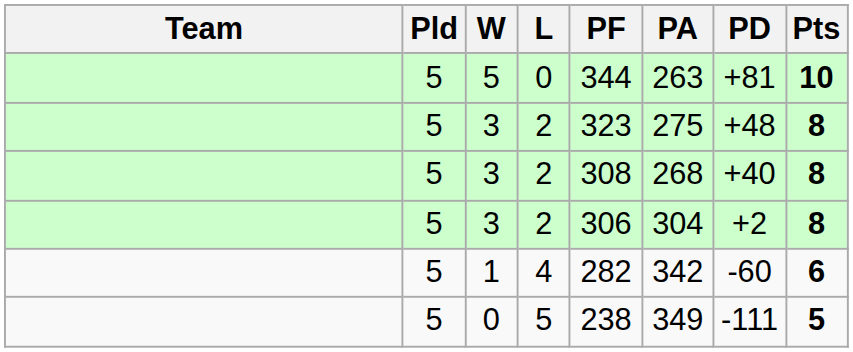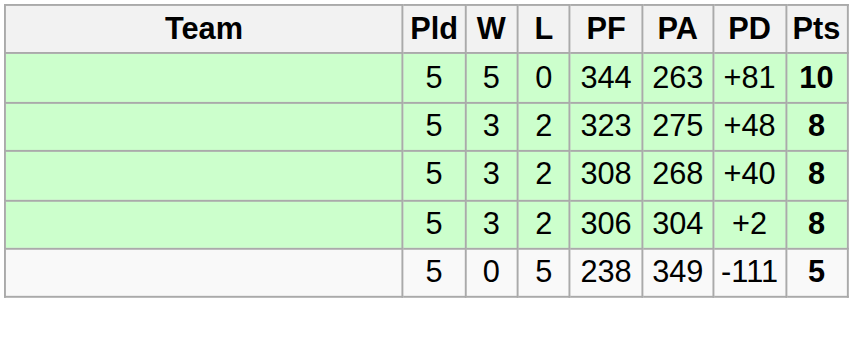- row: (491, 272)
